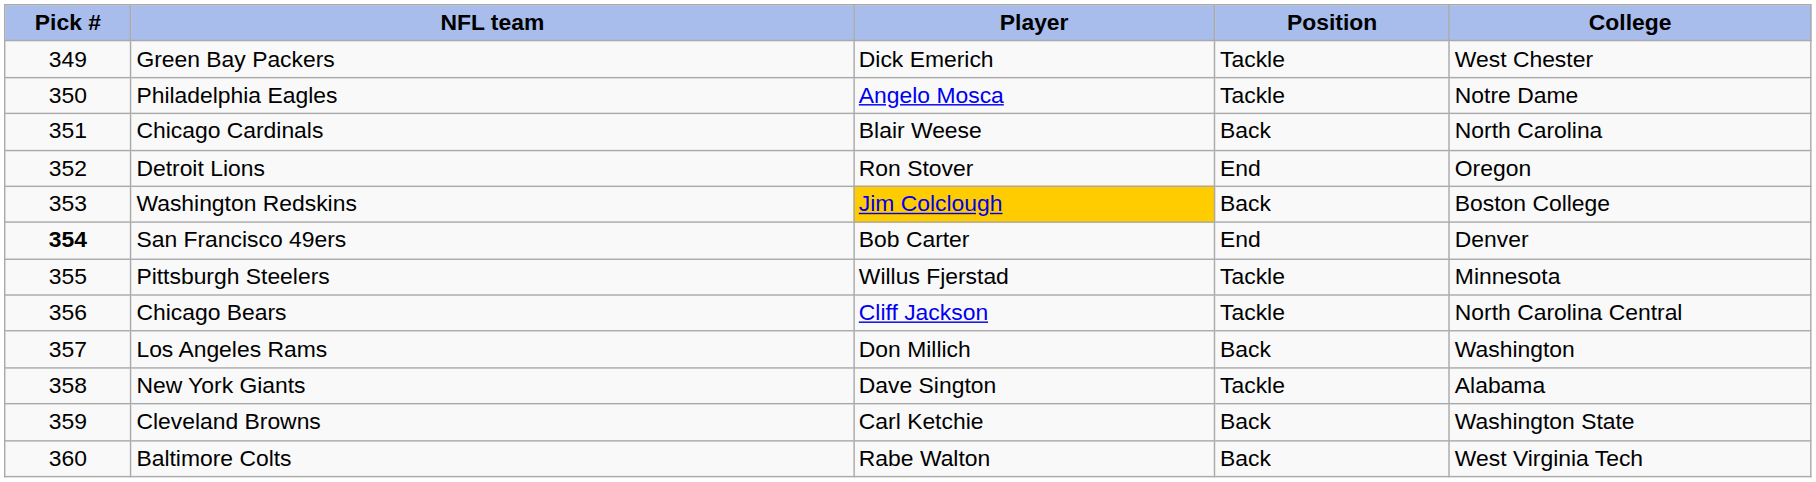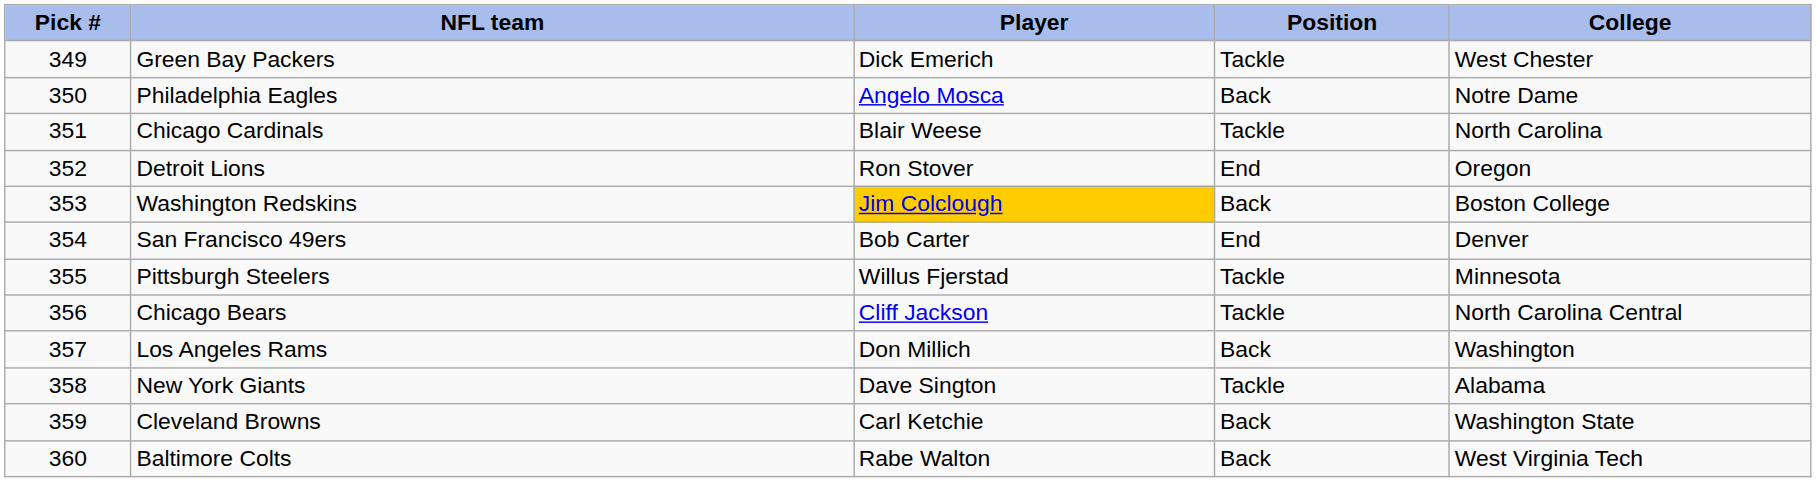(1252, 95) Tackle -> (1245, 95) Back
(1245, 131) Back -> (1252, 131) Tackle
(68, 240) bold -> (68, 240) normal
